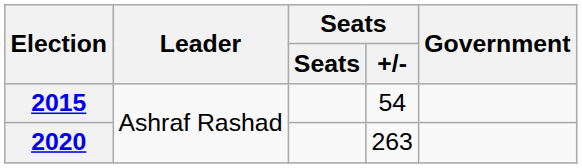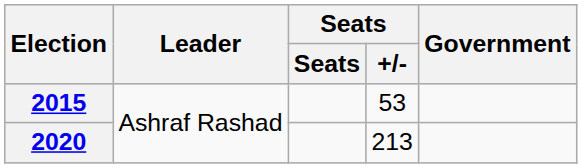(392, 102) 54 -> (392, 102) 53
(392, 142) 263 -> (392, 142) 213
